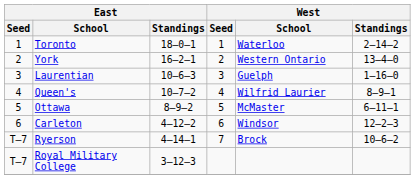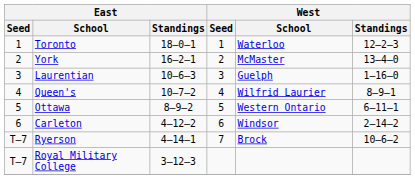(381, 44) 2–14–2 -> (381, 44) 12–2–3
(282, 60) Western Ontario -> (261, 60) McMaster
(261, 108) McMaster -> (282, 108) Western Ontario
(381, 124) 12–2–3 -> (381, 124) 2–14–2
